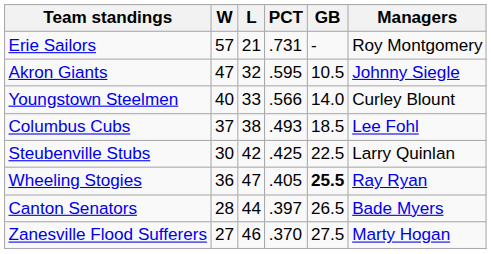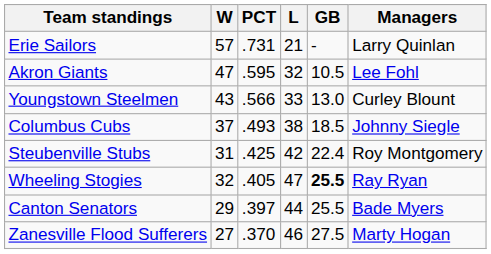columns swapped: (251, 18) <-> (286, 18)
(417, 45) Roy Montgomery -> (404, 45) Larry Quinlan
(406, 72) Johnny Siegle -> (385, 72) Lee Fohl
(224, 99) 40 -> (224, 99) 43
(328, 99) 14.0 -> (328, 99) 13.0
(385, 126) Lee Fohl -> (406, 126) Johnny Siegle
(224, 153) 30 -> (224, 153) 31
(328, 153) 22.5 -> (328, 153) 22.4
(404, 153) Larry Quinlan -> (417, 153) Roy Montgomery
(224, 180) 36 -> (224, 180) 32
(224, 208) 28 -> (224, 208) 29
(328, 208) 26.5 -> (328, 208) 25.5
